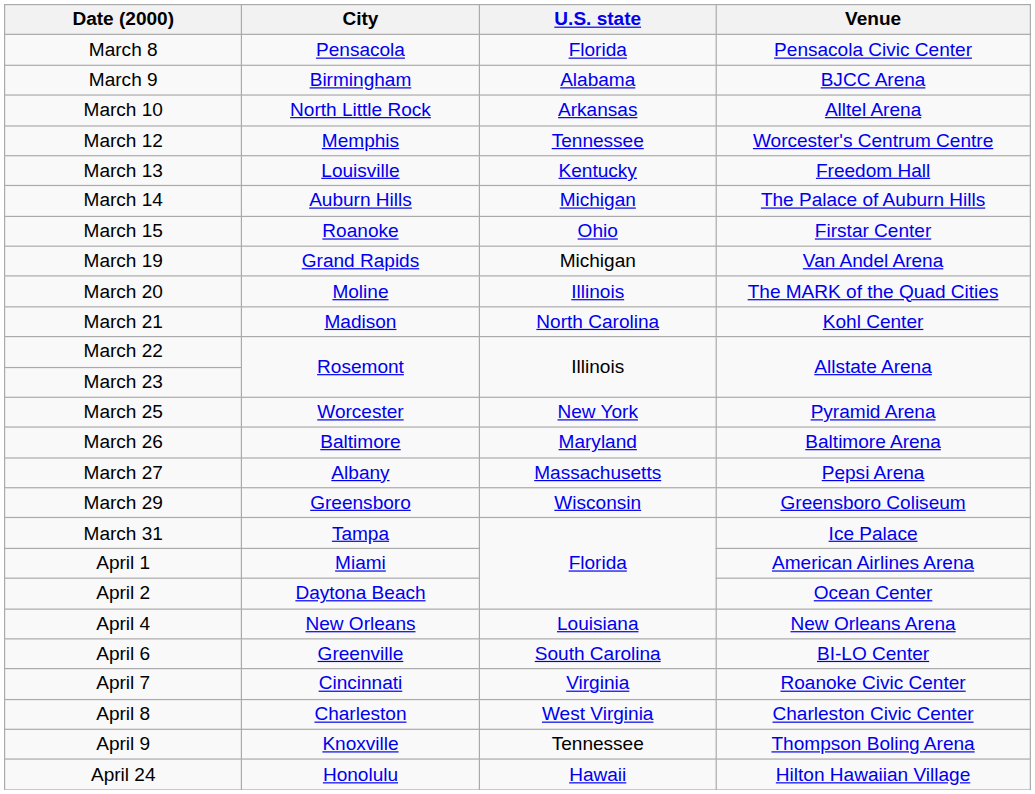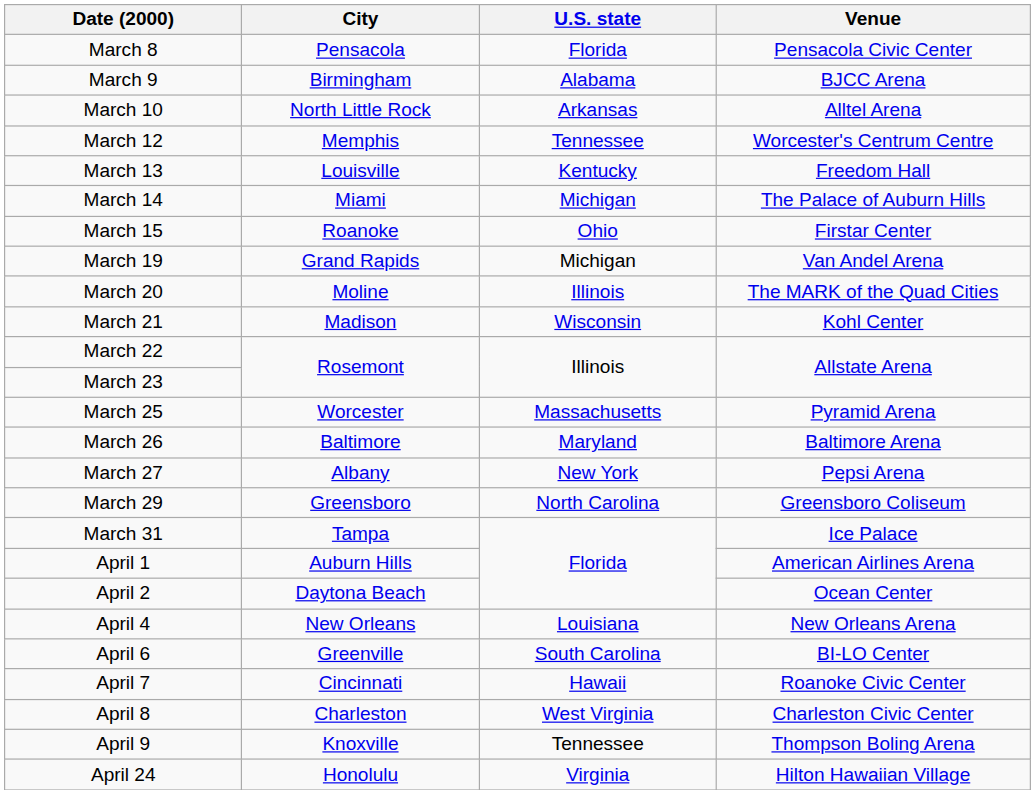(360, 200) Auburn Hills -> (360, 200) Miami
(598, 321) North Carolina -> (598, 321) Wisconsin
(598, 412) New York -> (598, 412) Massachusetts
(598, 472) Massachusetts -> (598, 472) New York
(598, 502) Wisconsin -> (598, 502) North Carolina
(360, 563) Miami -> (360, 563) Auburn Hills
(598, 683) Virginia -> (598, 683) Hawaii
(598, 774) Hawaii -> (598, 774) Virginia
